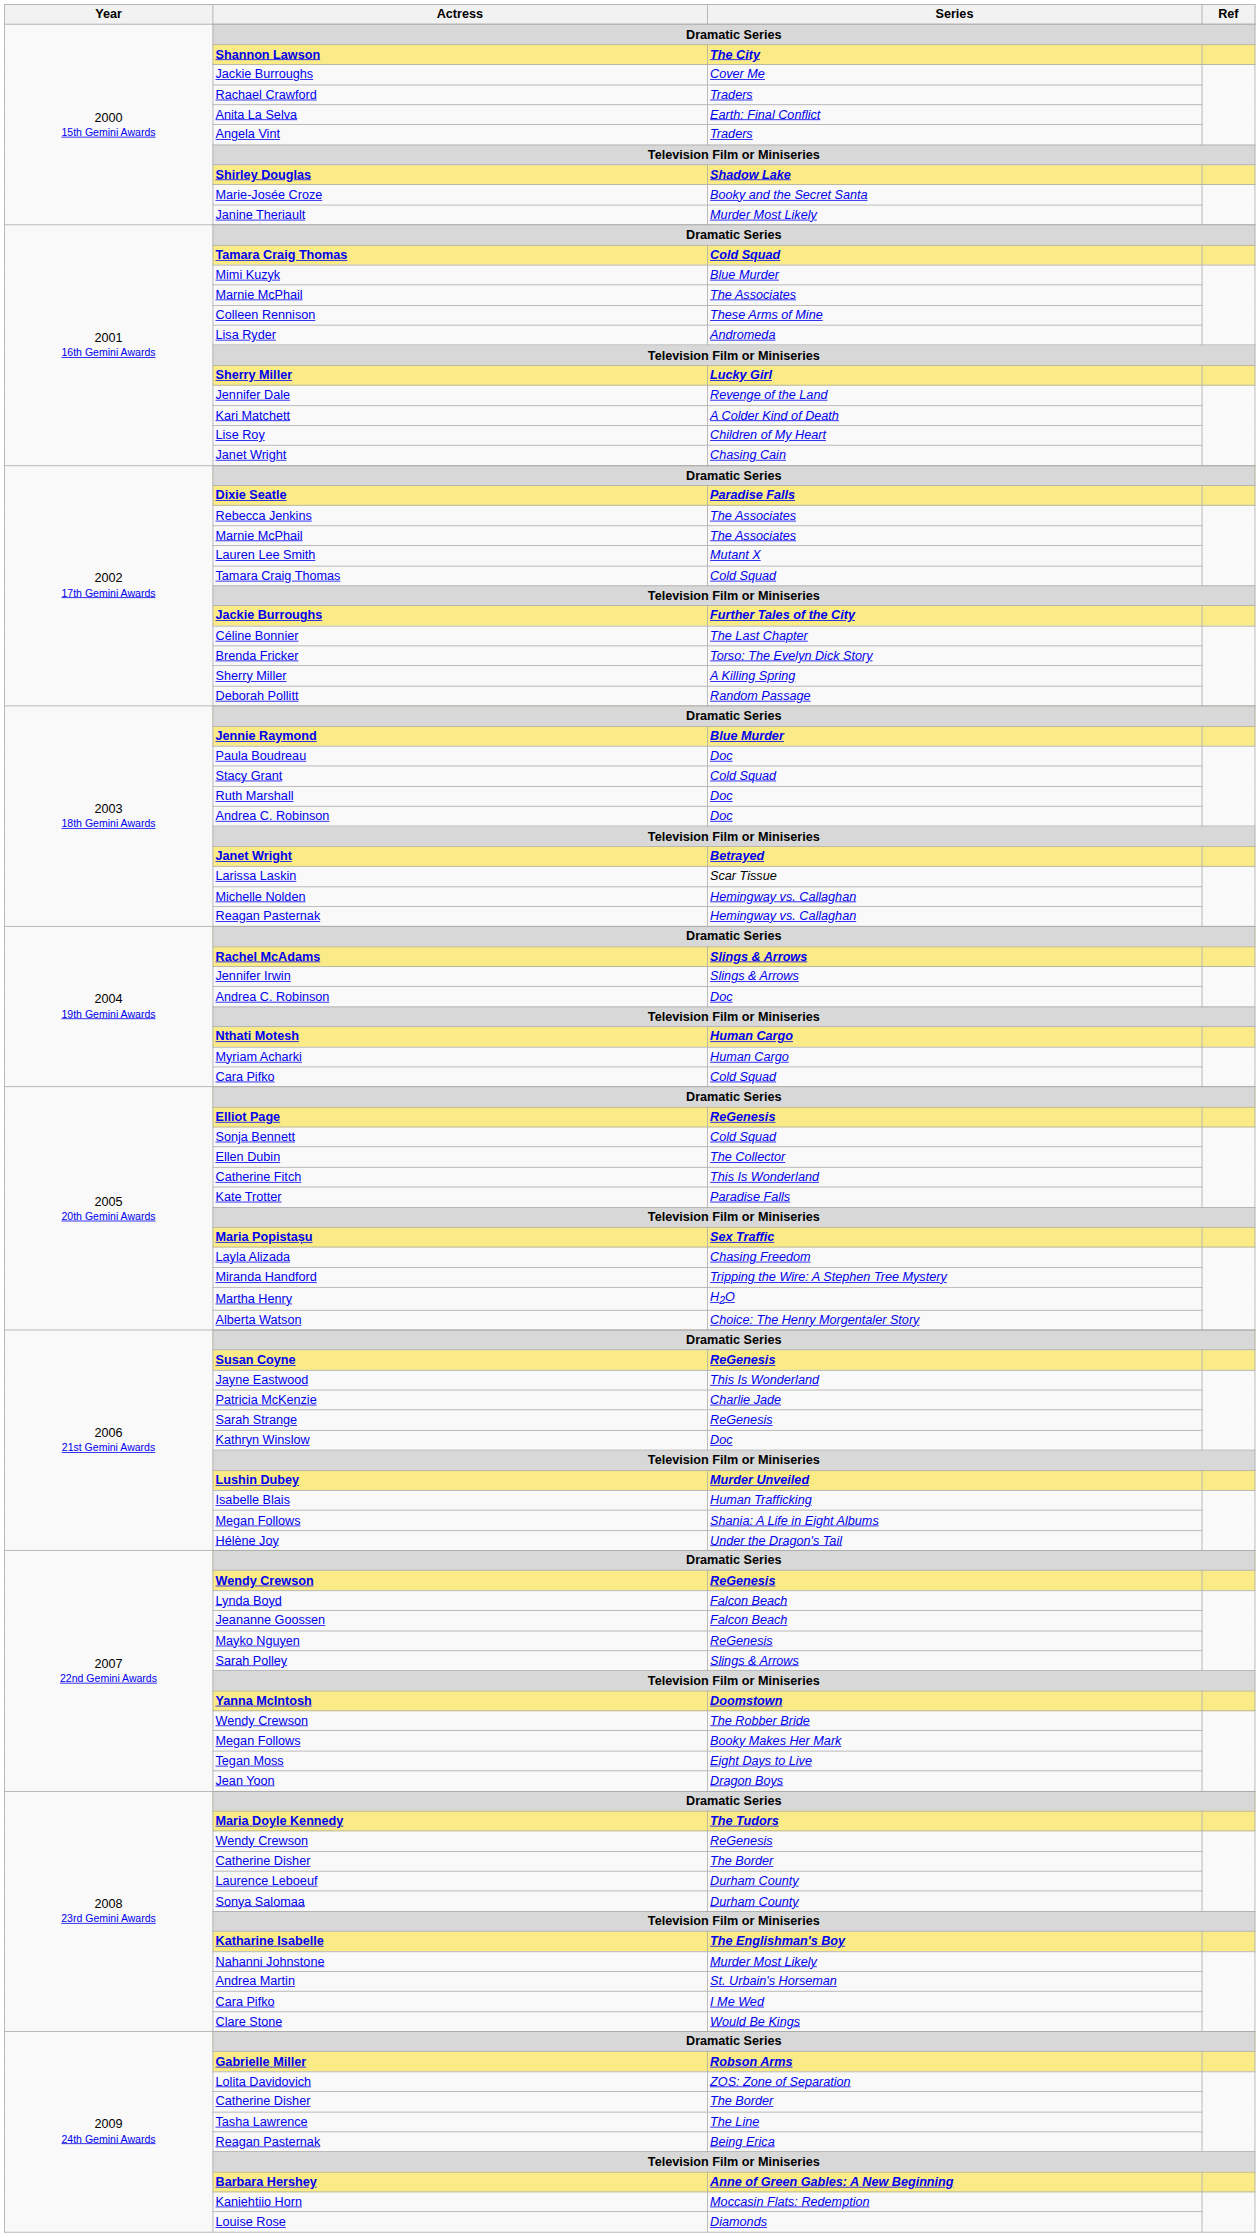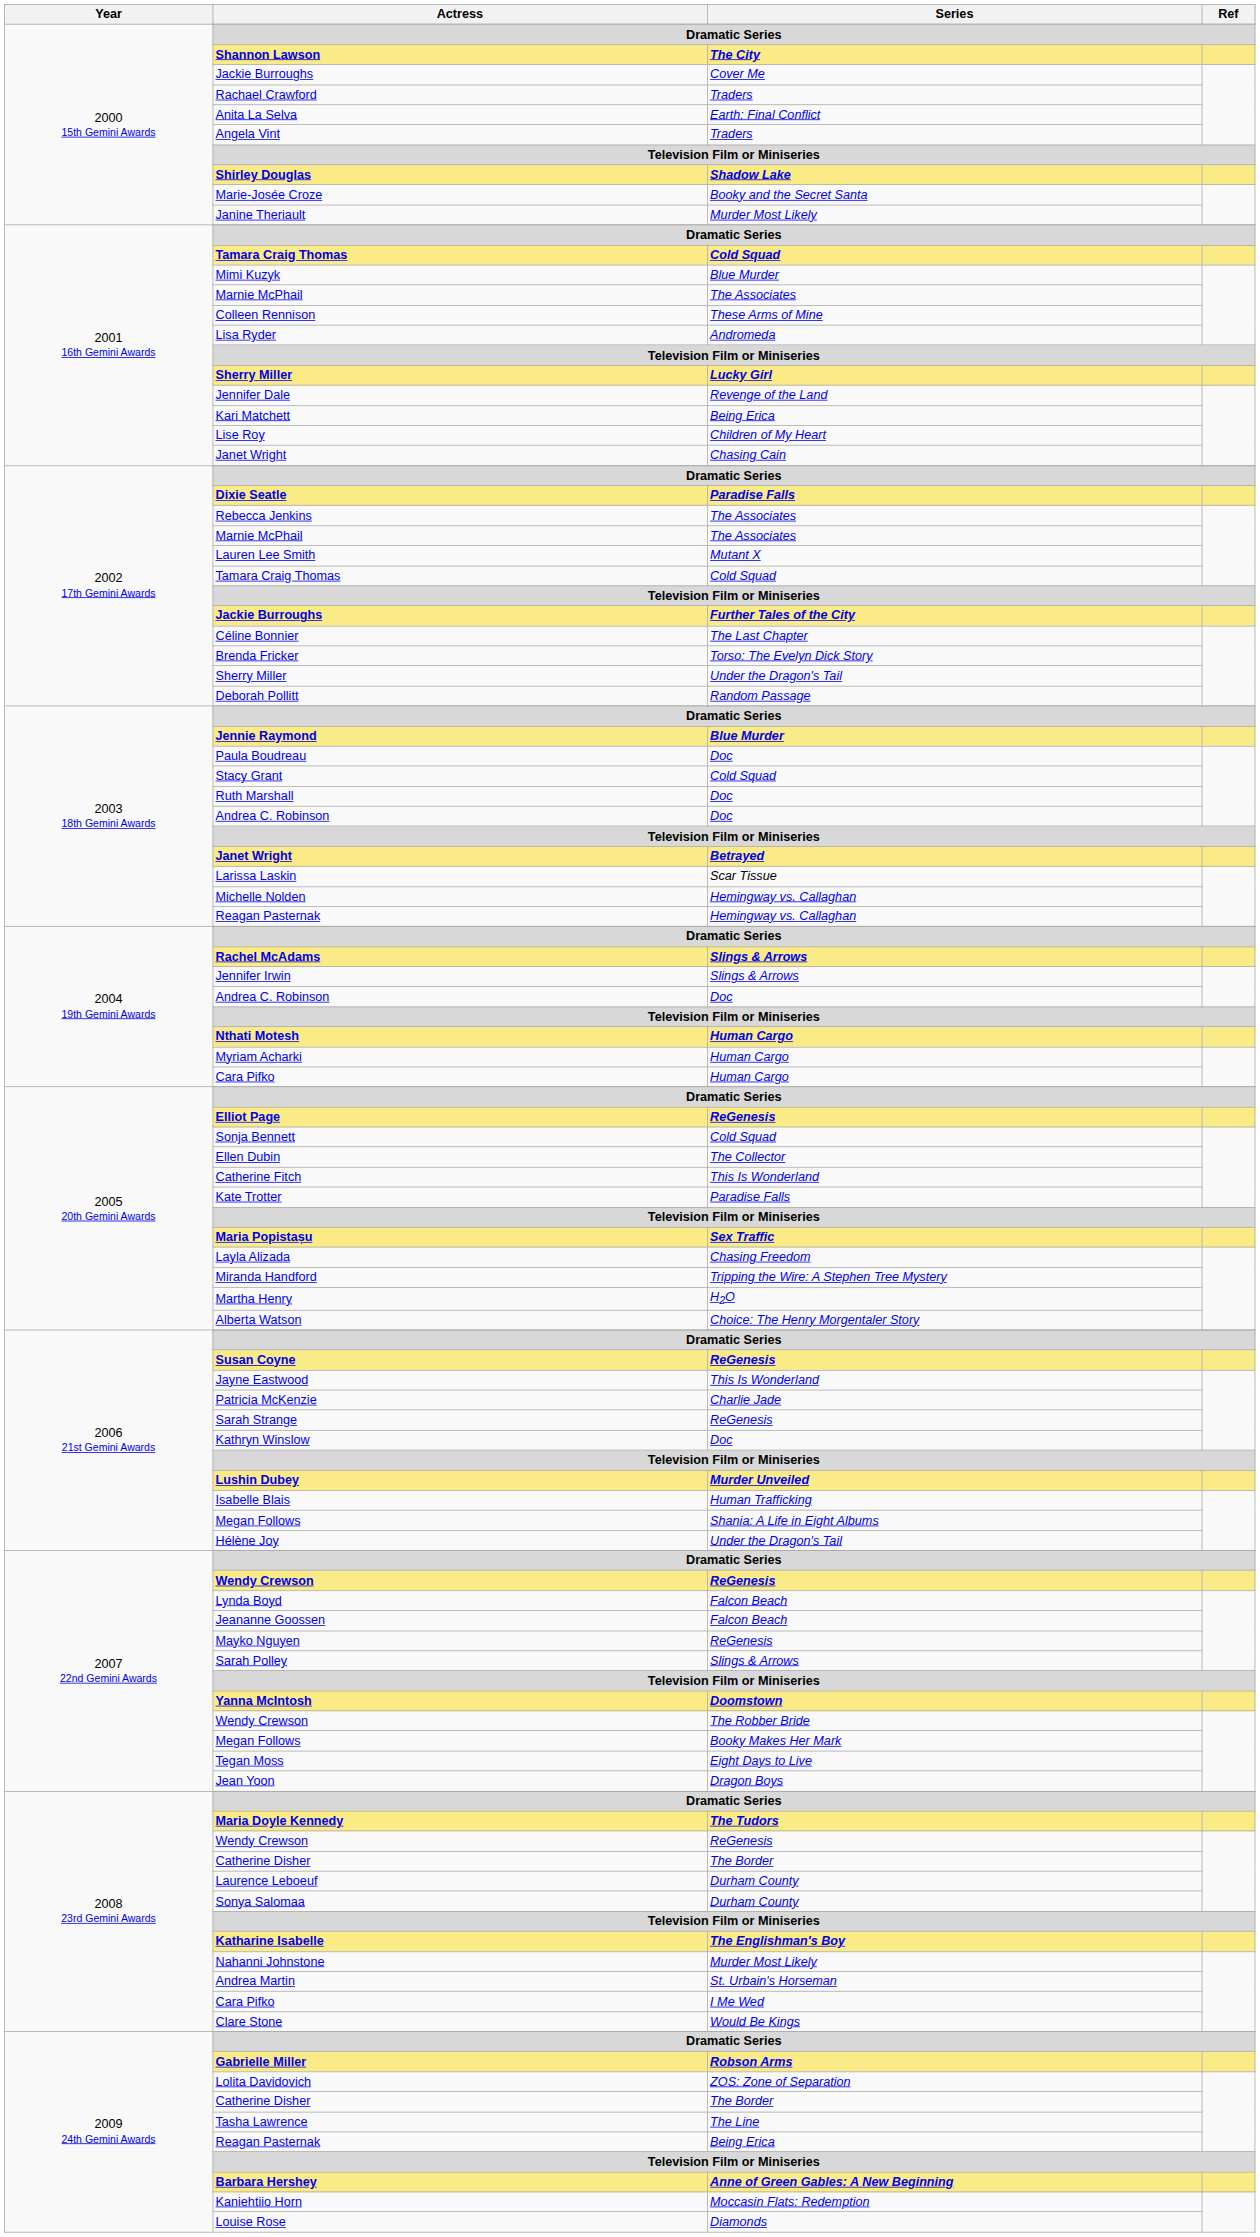(774, 415) A Colder Kind of Death -> (742, 415) Being Erica
(753, 676) A Killing Spring -> (776, 676) Under the Dragon's Tail
(743, 1076) Cold Squad -> (749, 1076) Human Cargo
